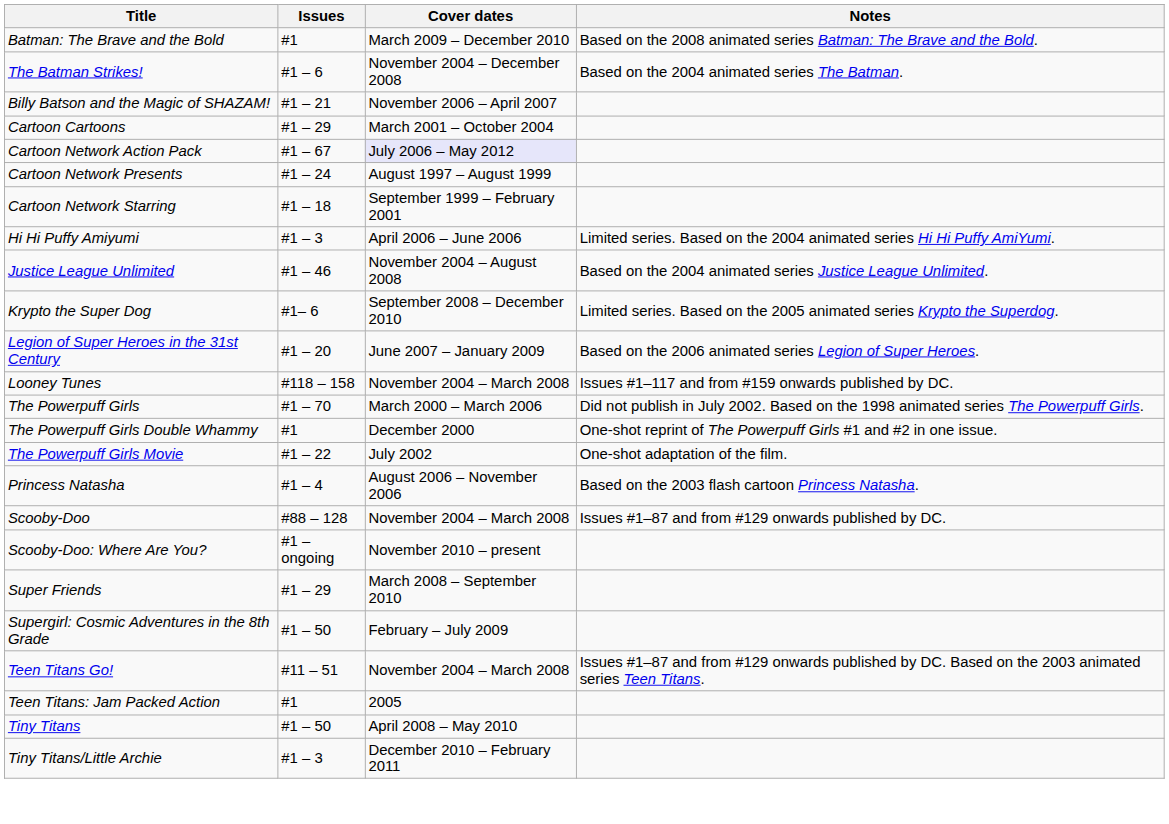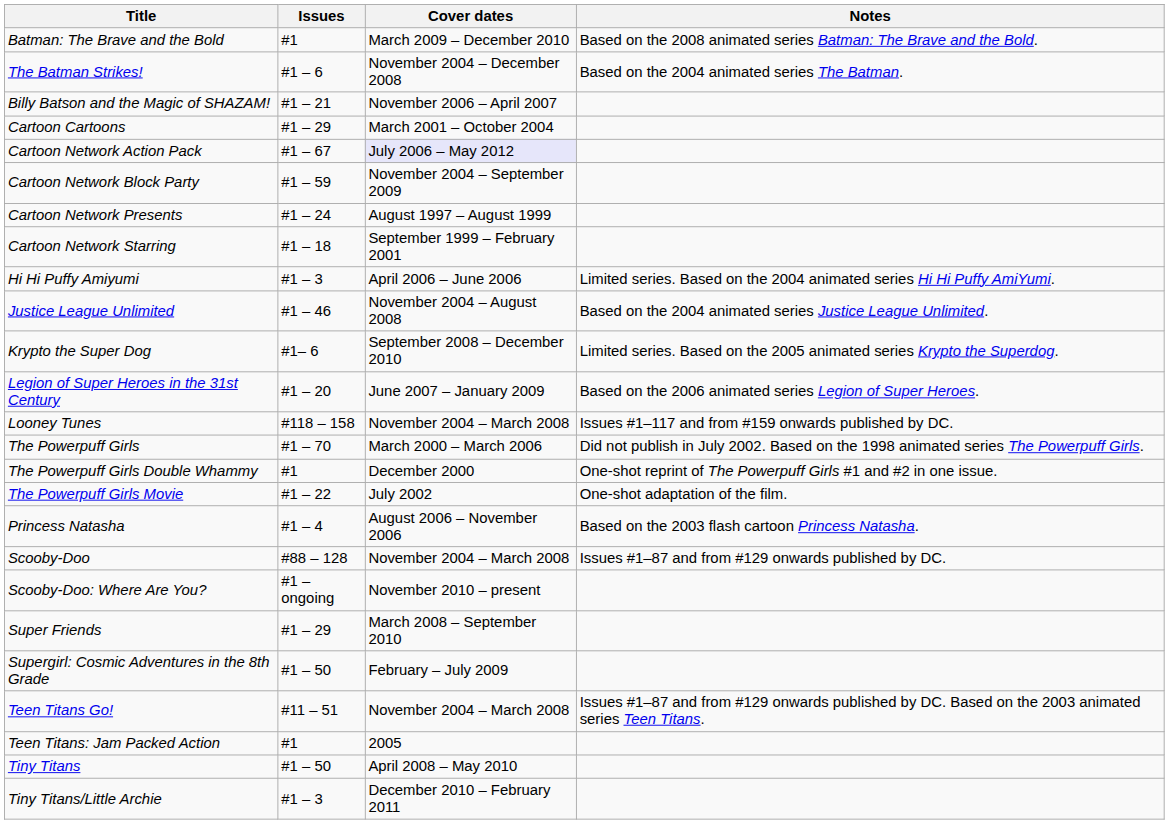+ row: (103, 183)
